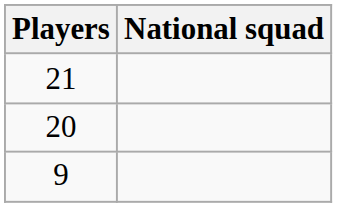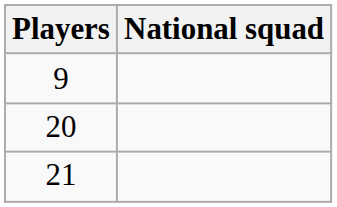rows swapped: (61, 77) <-> (61, 175)
